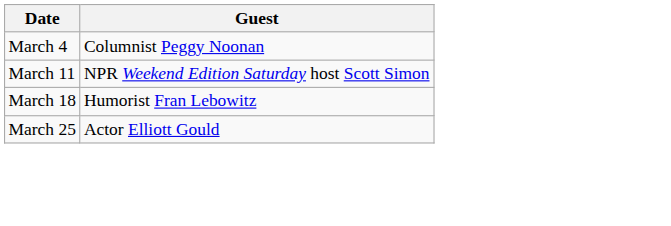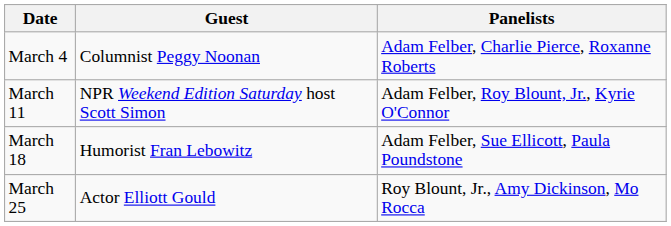+ column: (522, 18)
